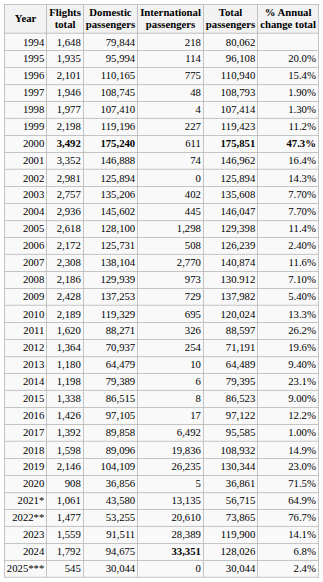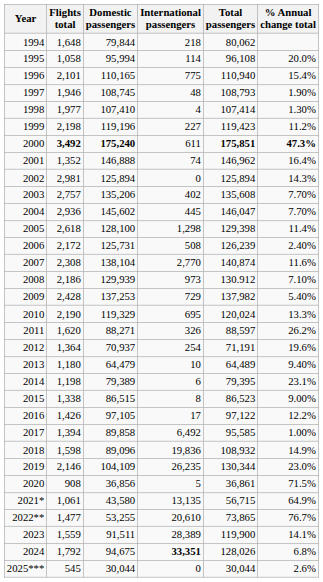(69, 59) 1,935 -> (69, 59) 1,058
(69, 161) 3,352 -> (69, 161) 1,352
(69, 314) 2,189 -> (69, 314) 2,190
(69, 433) 1,392 -> (69, 433) 1,394
(305, 569) 2.4% -> (305, 569) 2.6%
